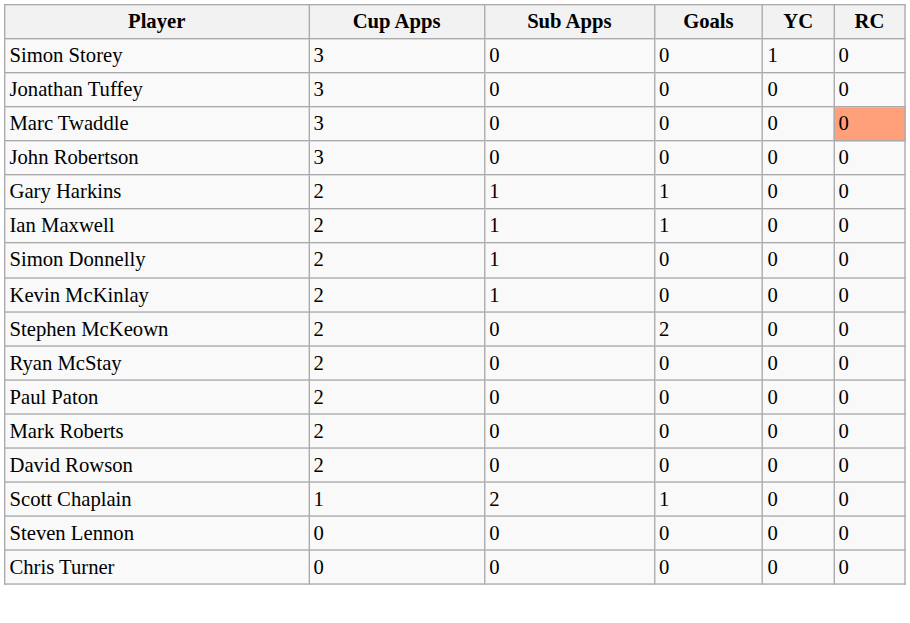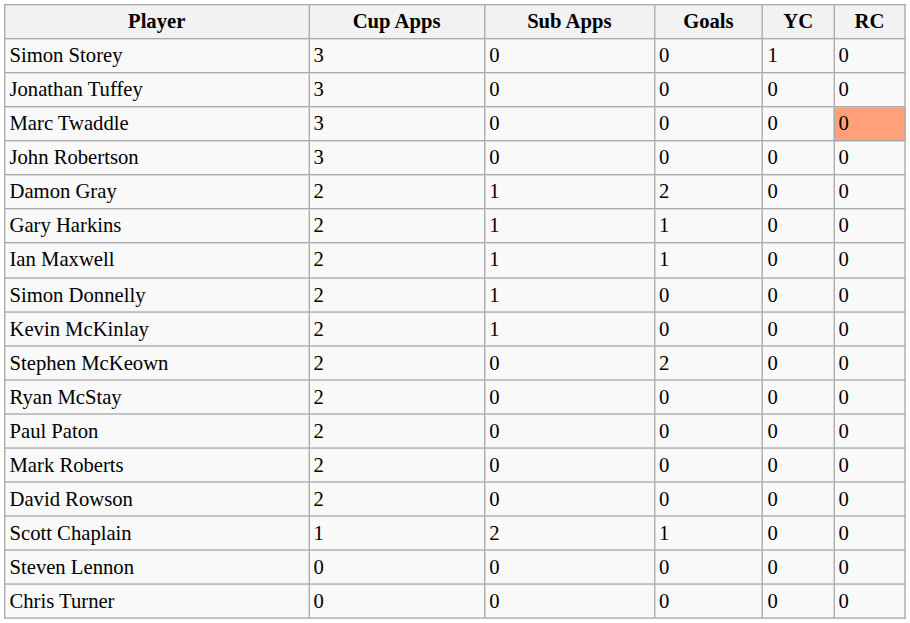+ row: (63, 192)
